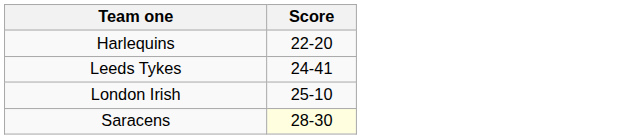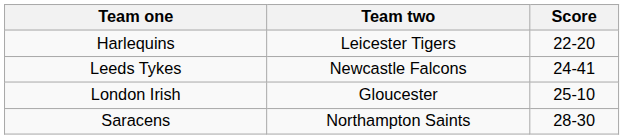+ column: (398, 17)
(312, 120) lightyellow background -> (574, 120) no background
